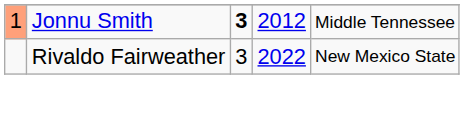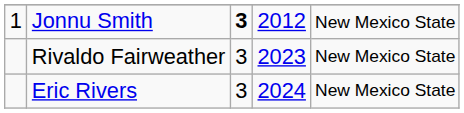(16, 21) lightsalmon background -> (16, 21) no background
(385, 22) Middle Tennessee -> (385, 22) New Mexico State
(282, 56) 2022 -> (282, 56) 2023
+ row: (84, 90)
